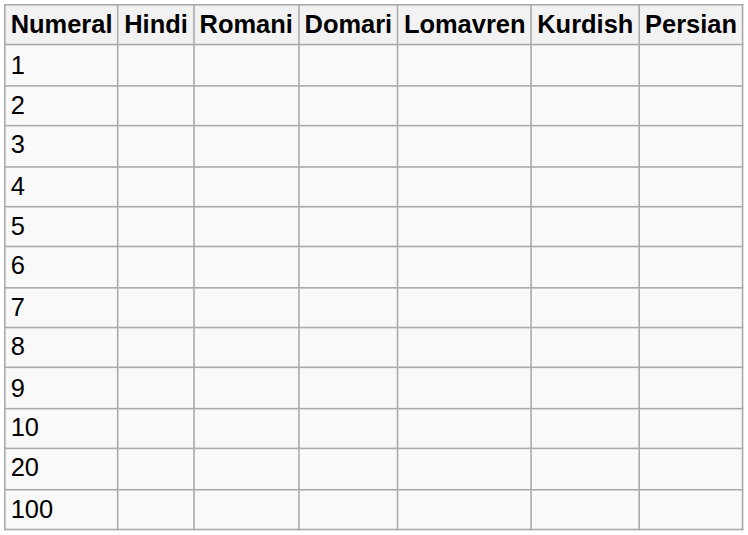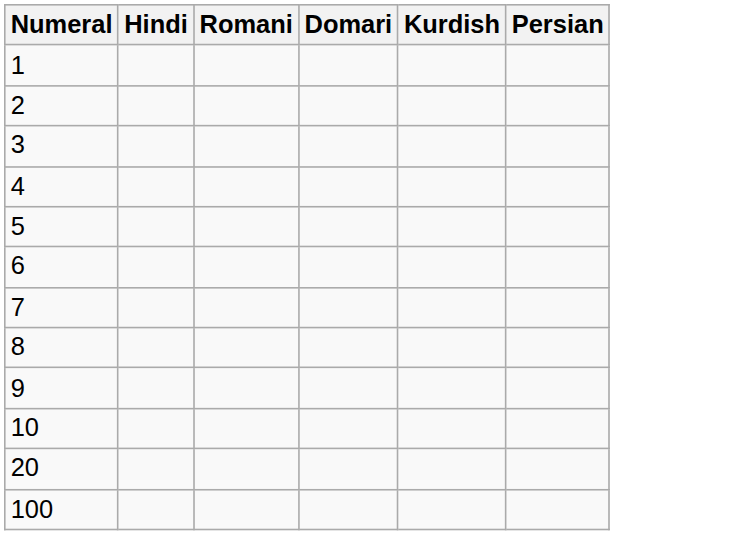- column: (465, 24)
